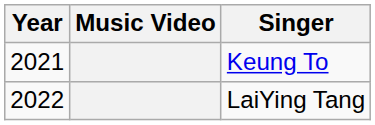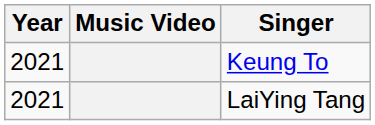(37, 100) 2022 -> (37, 100) 2021
